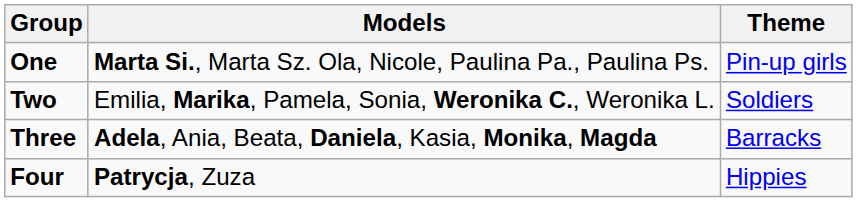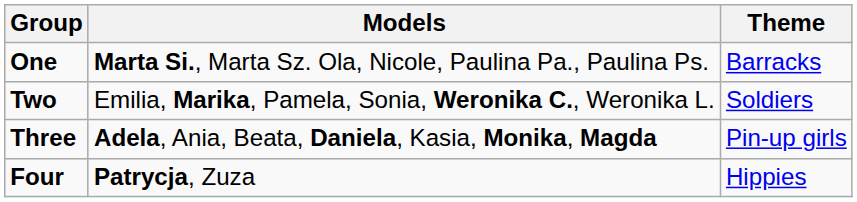(786, 61) Pin-up girls -> (774, 61) Barracks
(774, 138) Barracks -> (786, 138) Pin-up girls
